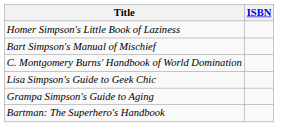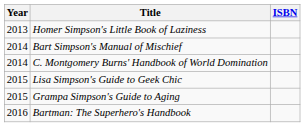+ column: (17, 12)
